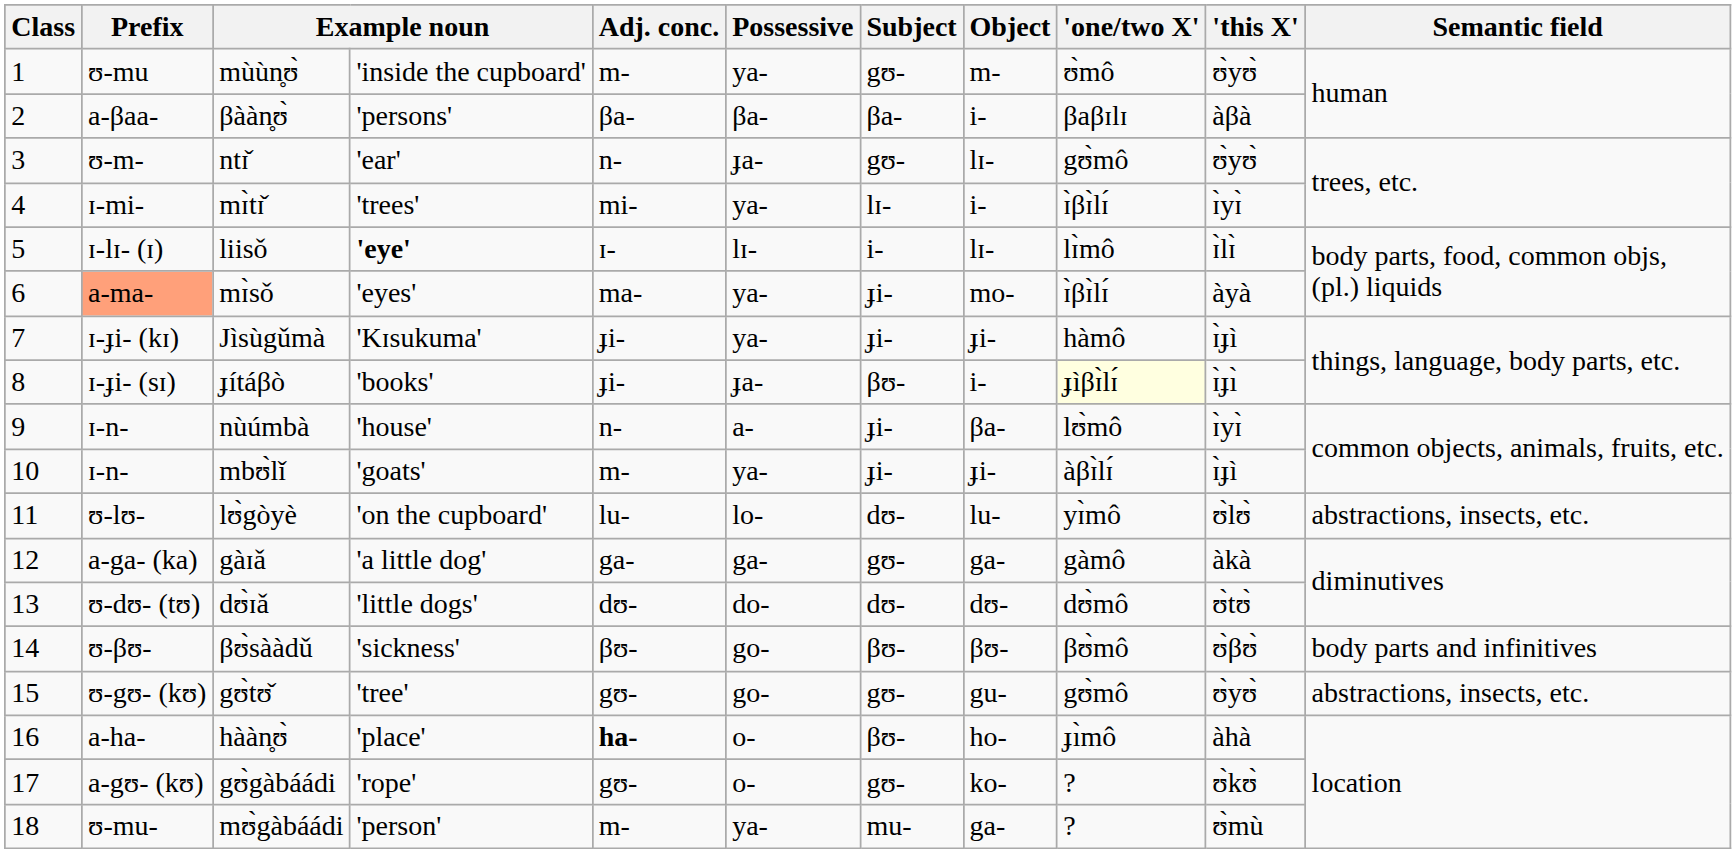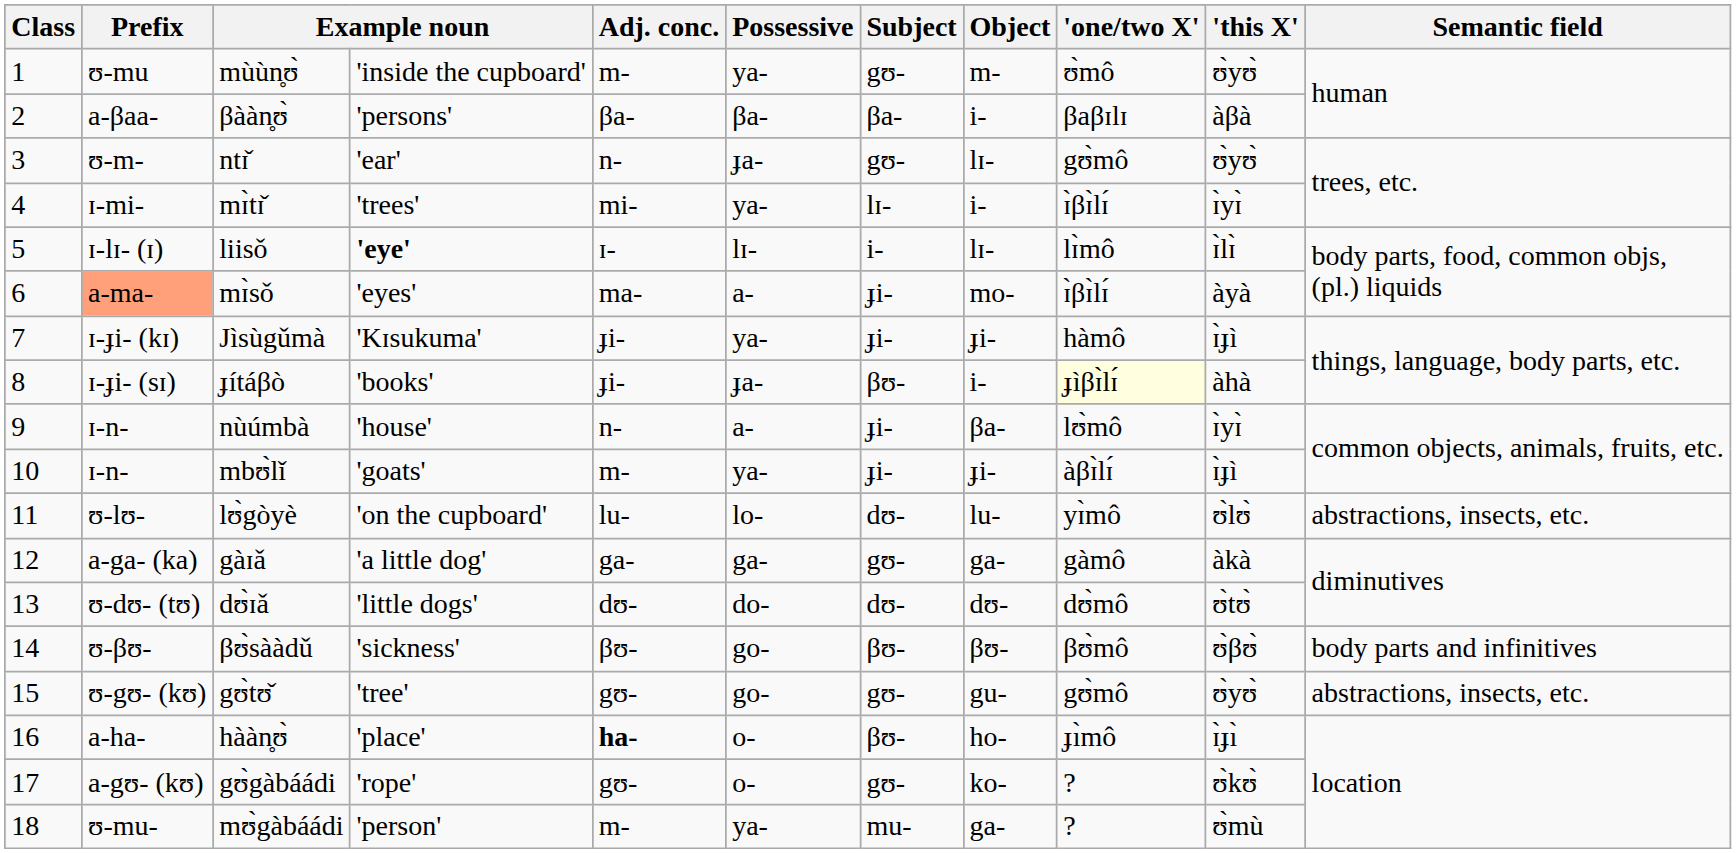(750, 293) ya- -> (743, 293) a-
(1225, 381) ɪ̀ɟı̀ -> (1232, 381) àhà
(1232, 737) àhà -> (1225, 737) ɪ̀ɟı̀
